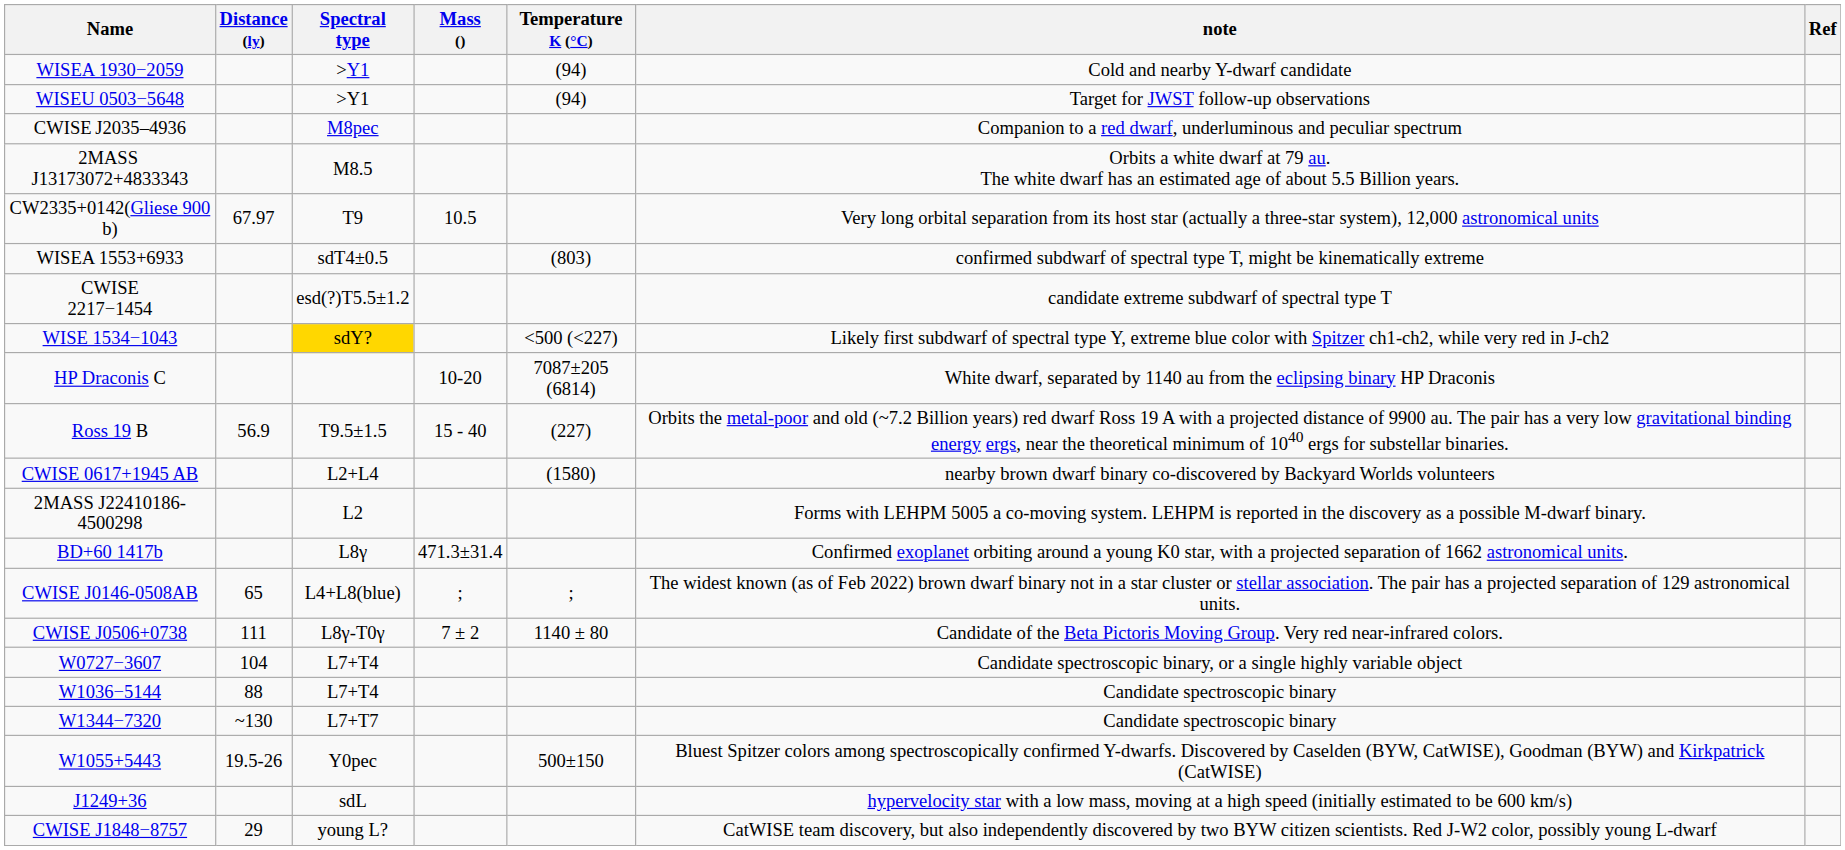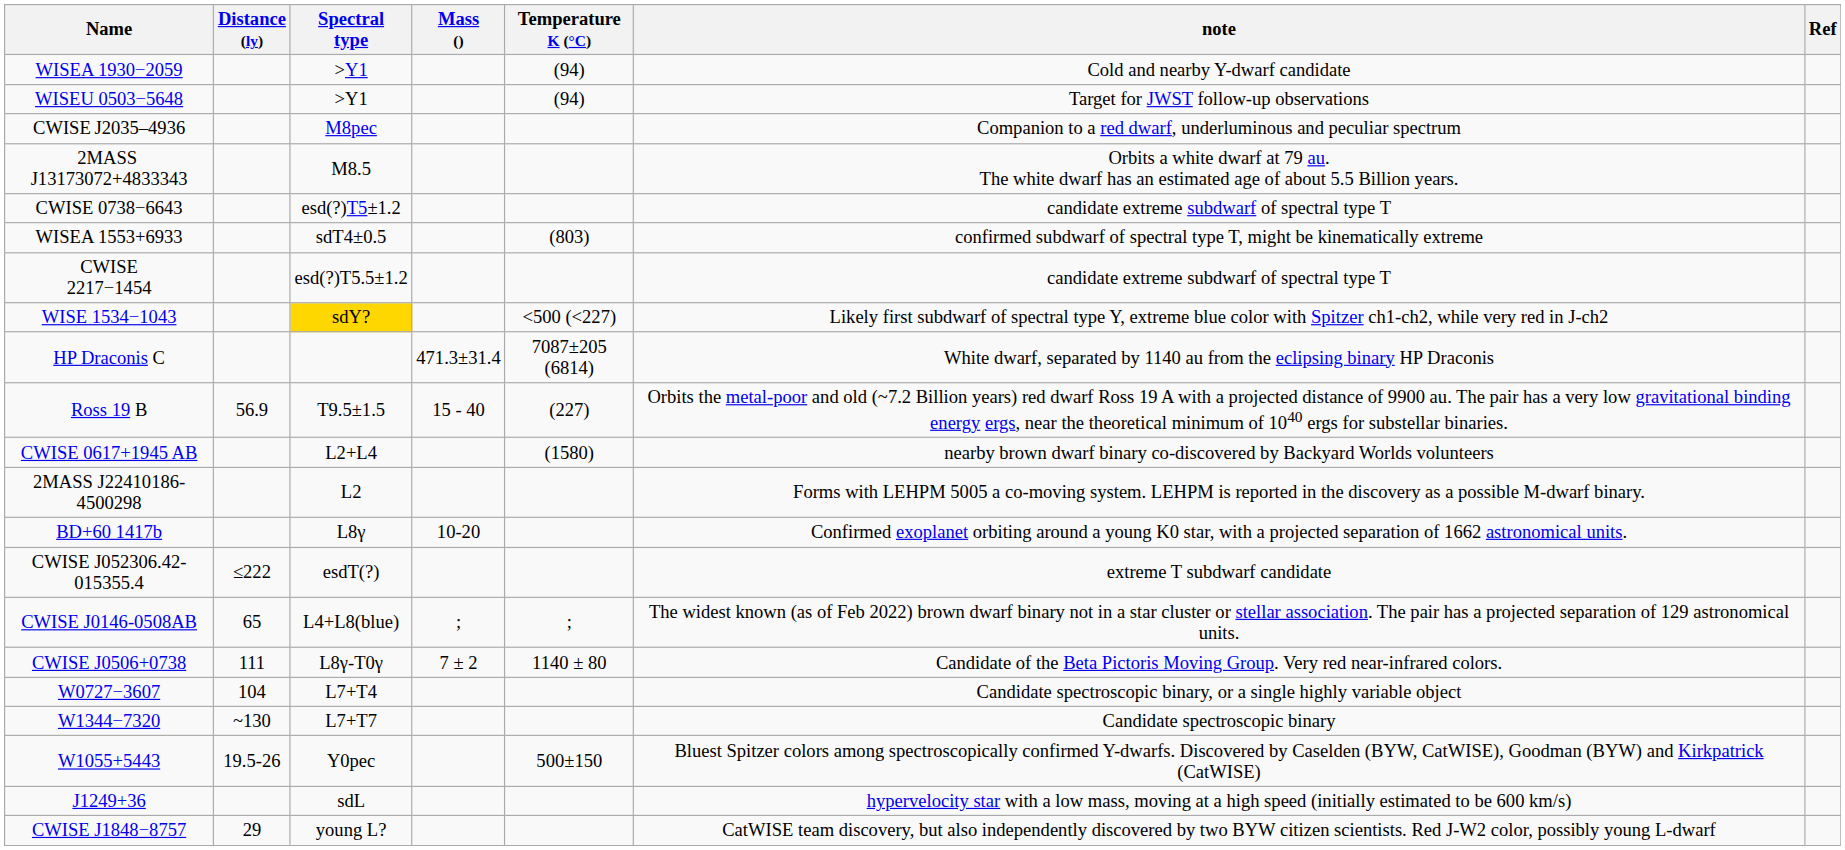+ row: (109, 208)
- row: (110, 218)
(460, 378) 10-20 -> (459, 357) 471.3±31.4
(460, 553) 471.3±31.4 -> (459, 532) 10-20
+ row: (109, 572)
- row: (110, 691)
